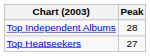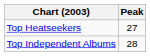rows swapped: (44, 43) <-> (61, 28)
